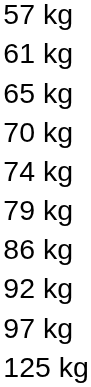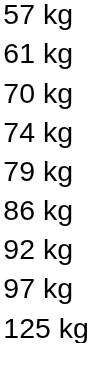- row: (38, 93)
